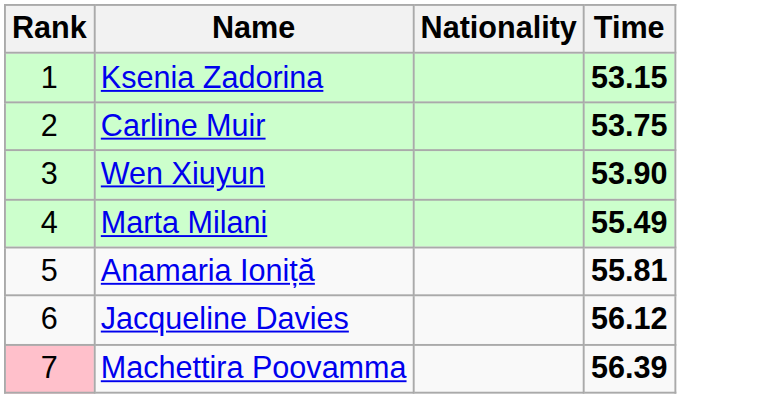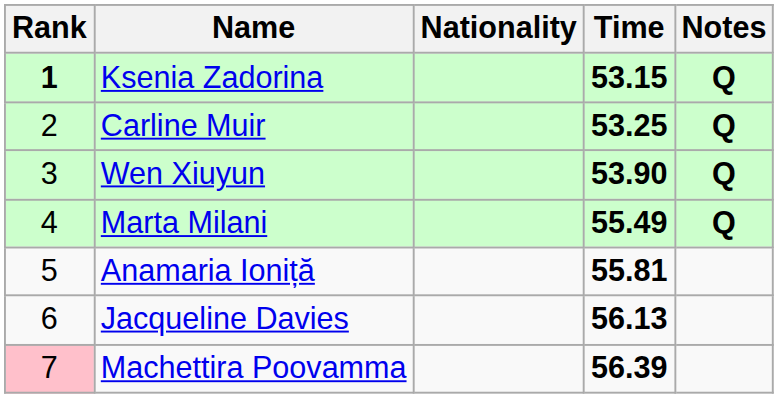+ column: (724, 28)
(49, 77) normal -> (49, 77) bold
(629, 125) 53.75 -> (629, 125) 53.25
(629, 319) 56.12 -> (629, 319) 56.13
